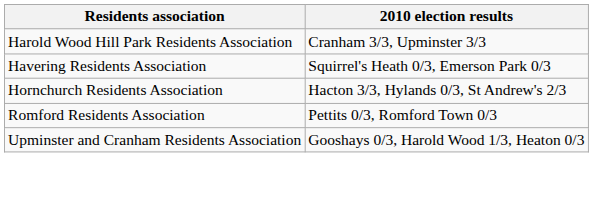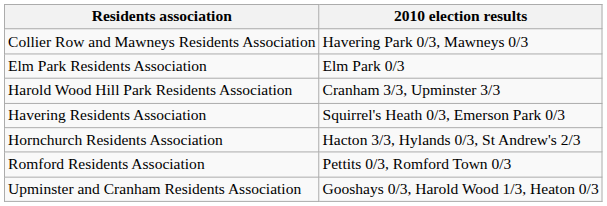+ row: (162, 41)
+ row: (107, 66)
